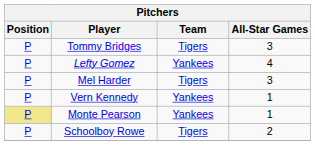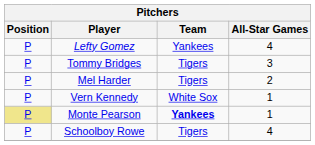rows swapped: (104, 47) <-> (104, 64)
(270, 81) 3 -> (270, 81) 2
(193, 98) Yankees -> (193, 98) White Sox
(193, 115) normal -> (193, 115) bold
(270, 132) 2 -> (270, 132) 4
